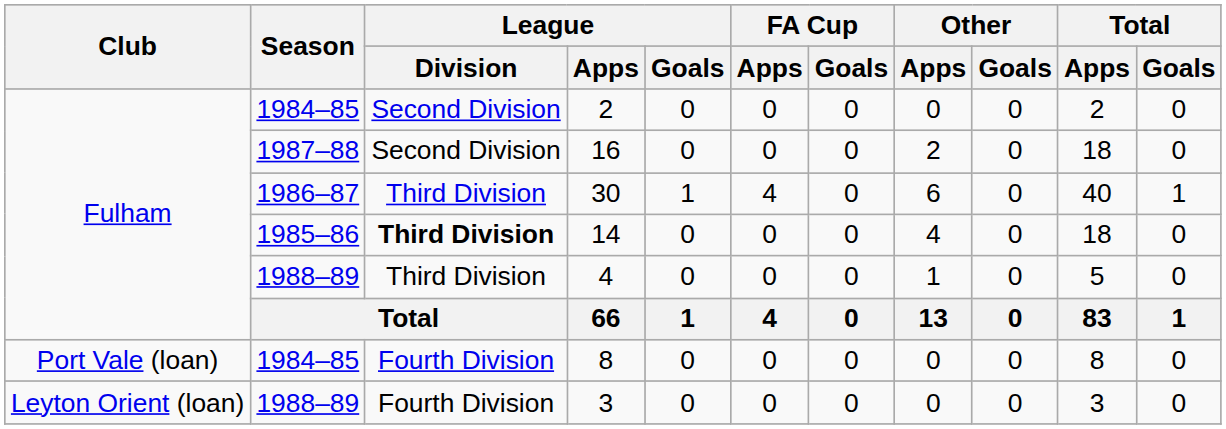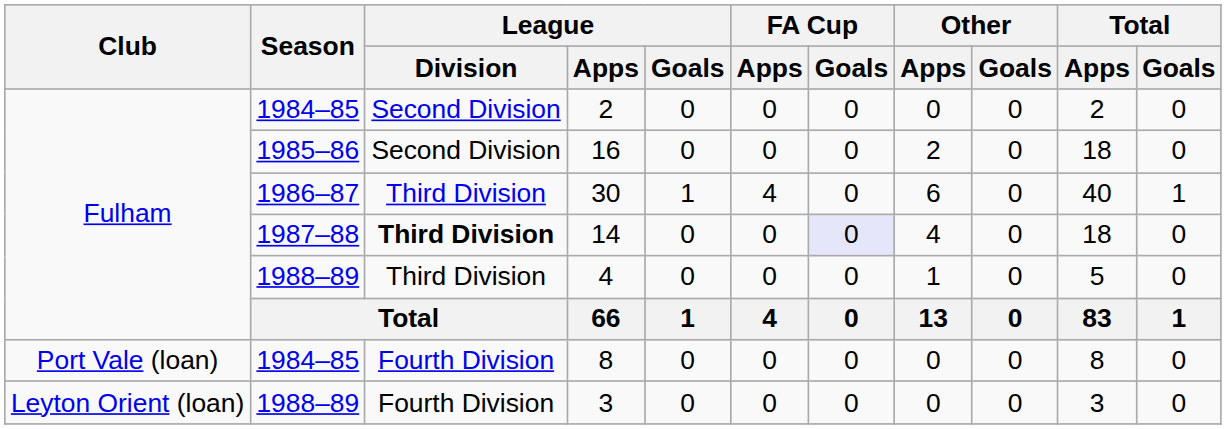(308, 151) 1987–88 -> (308, 151) 1985–86
(308, 234) 1985–86 -> (308, 234) 1987–88
(851, 234) no background -> (851, 234) lavender background
